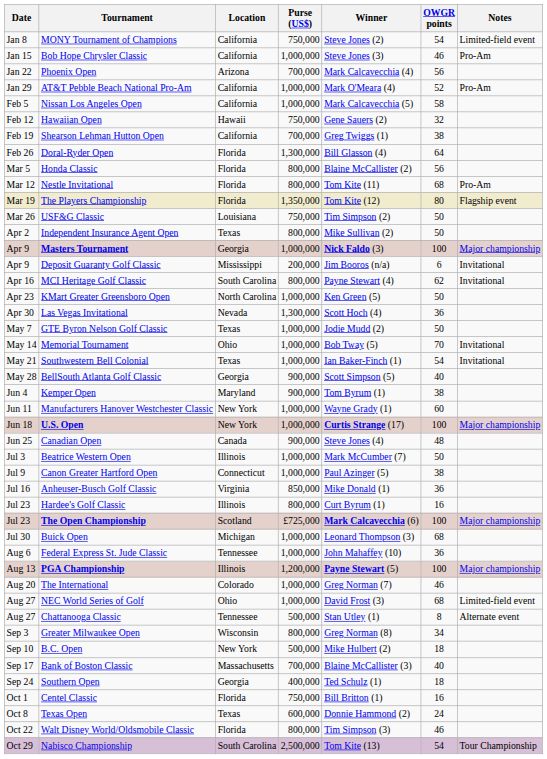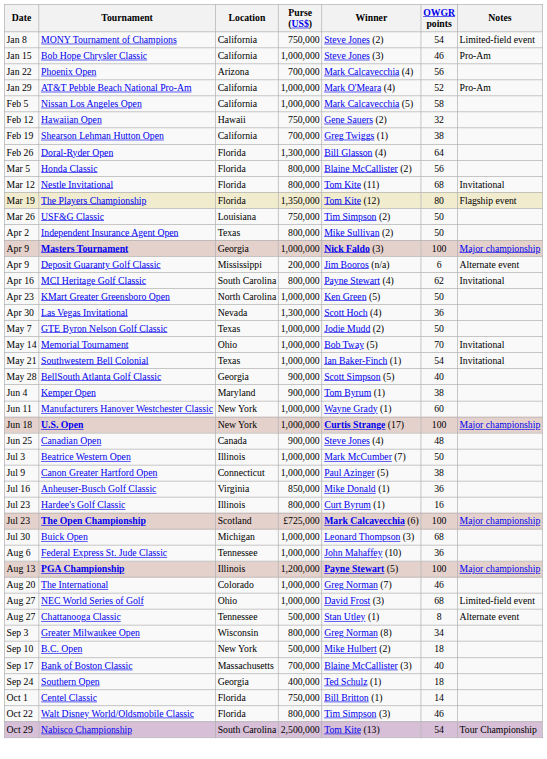(475, 184) Pro-Am -> (482, 184) Invitational
(482, 264) Invitational -> (489, 264) Alternate event
(439, 697) 16 -> (439, 697) 14
- row: (64, 713)
